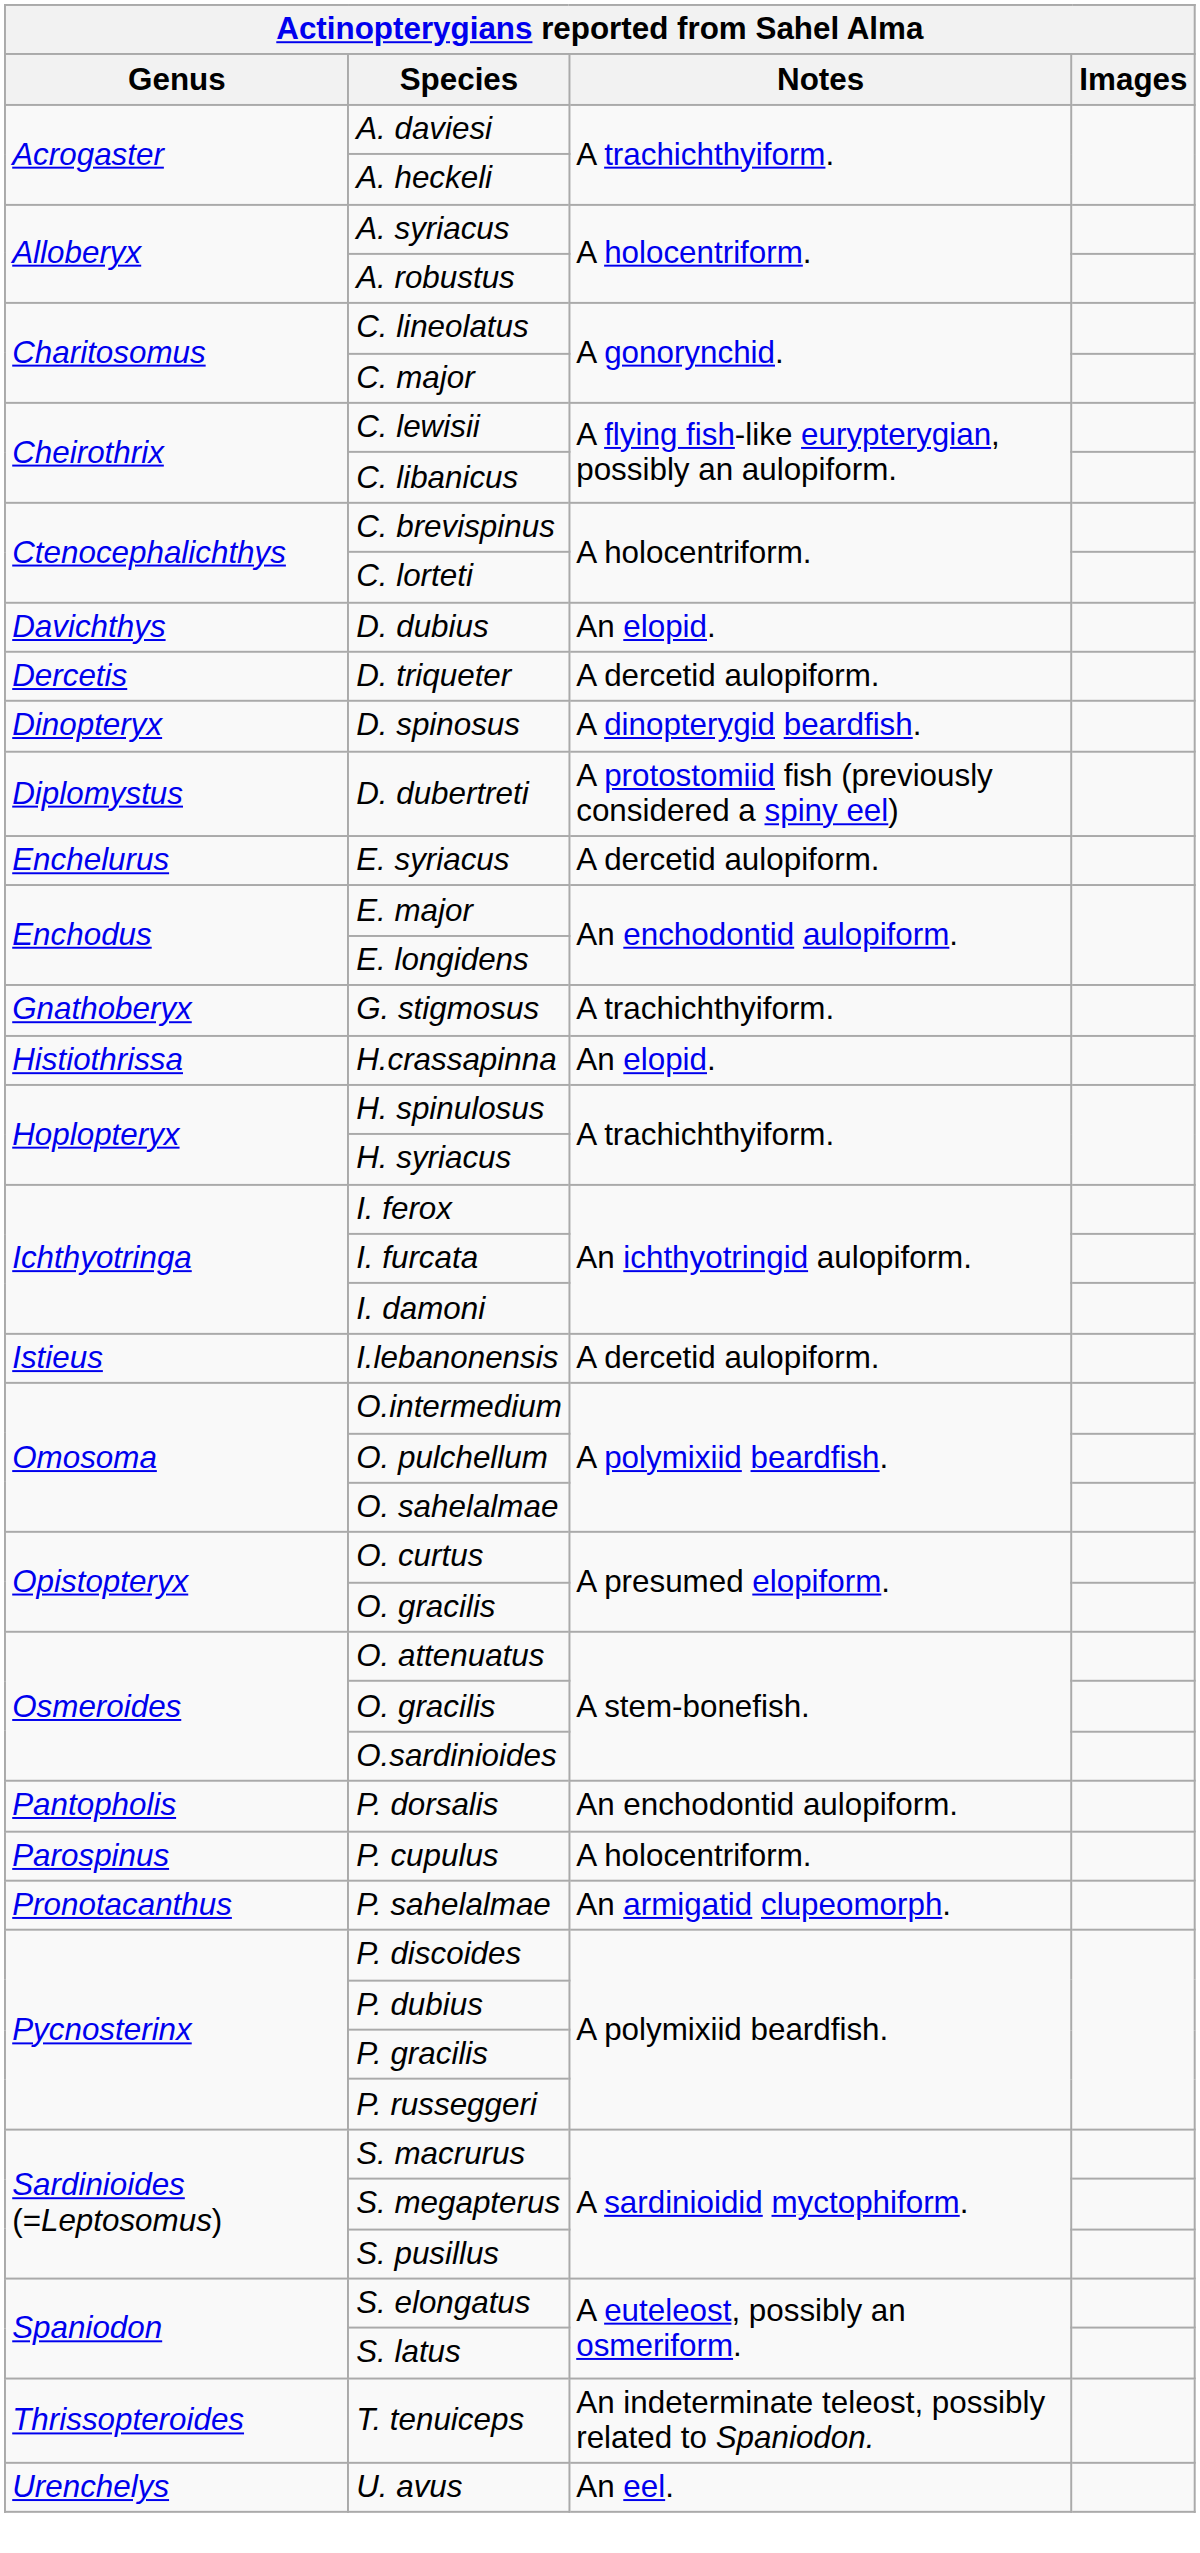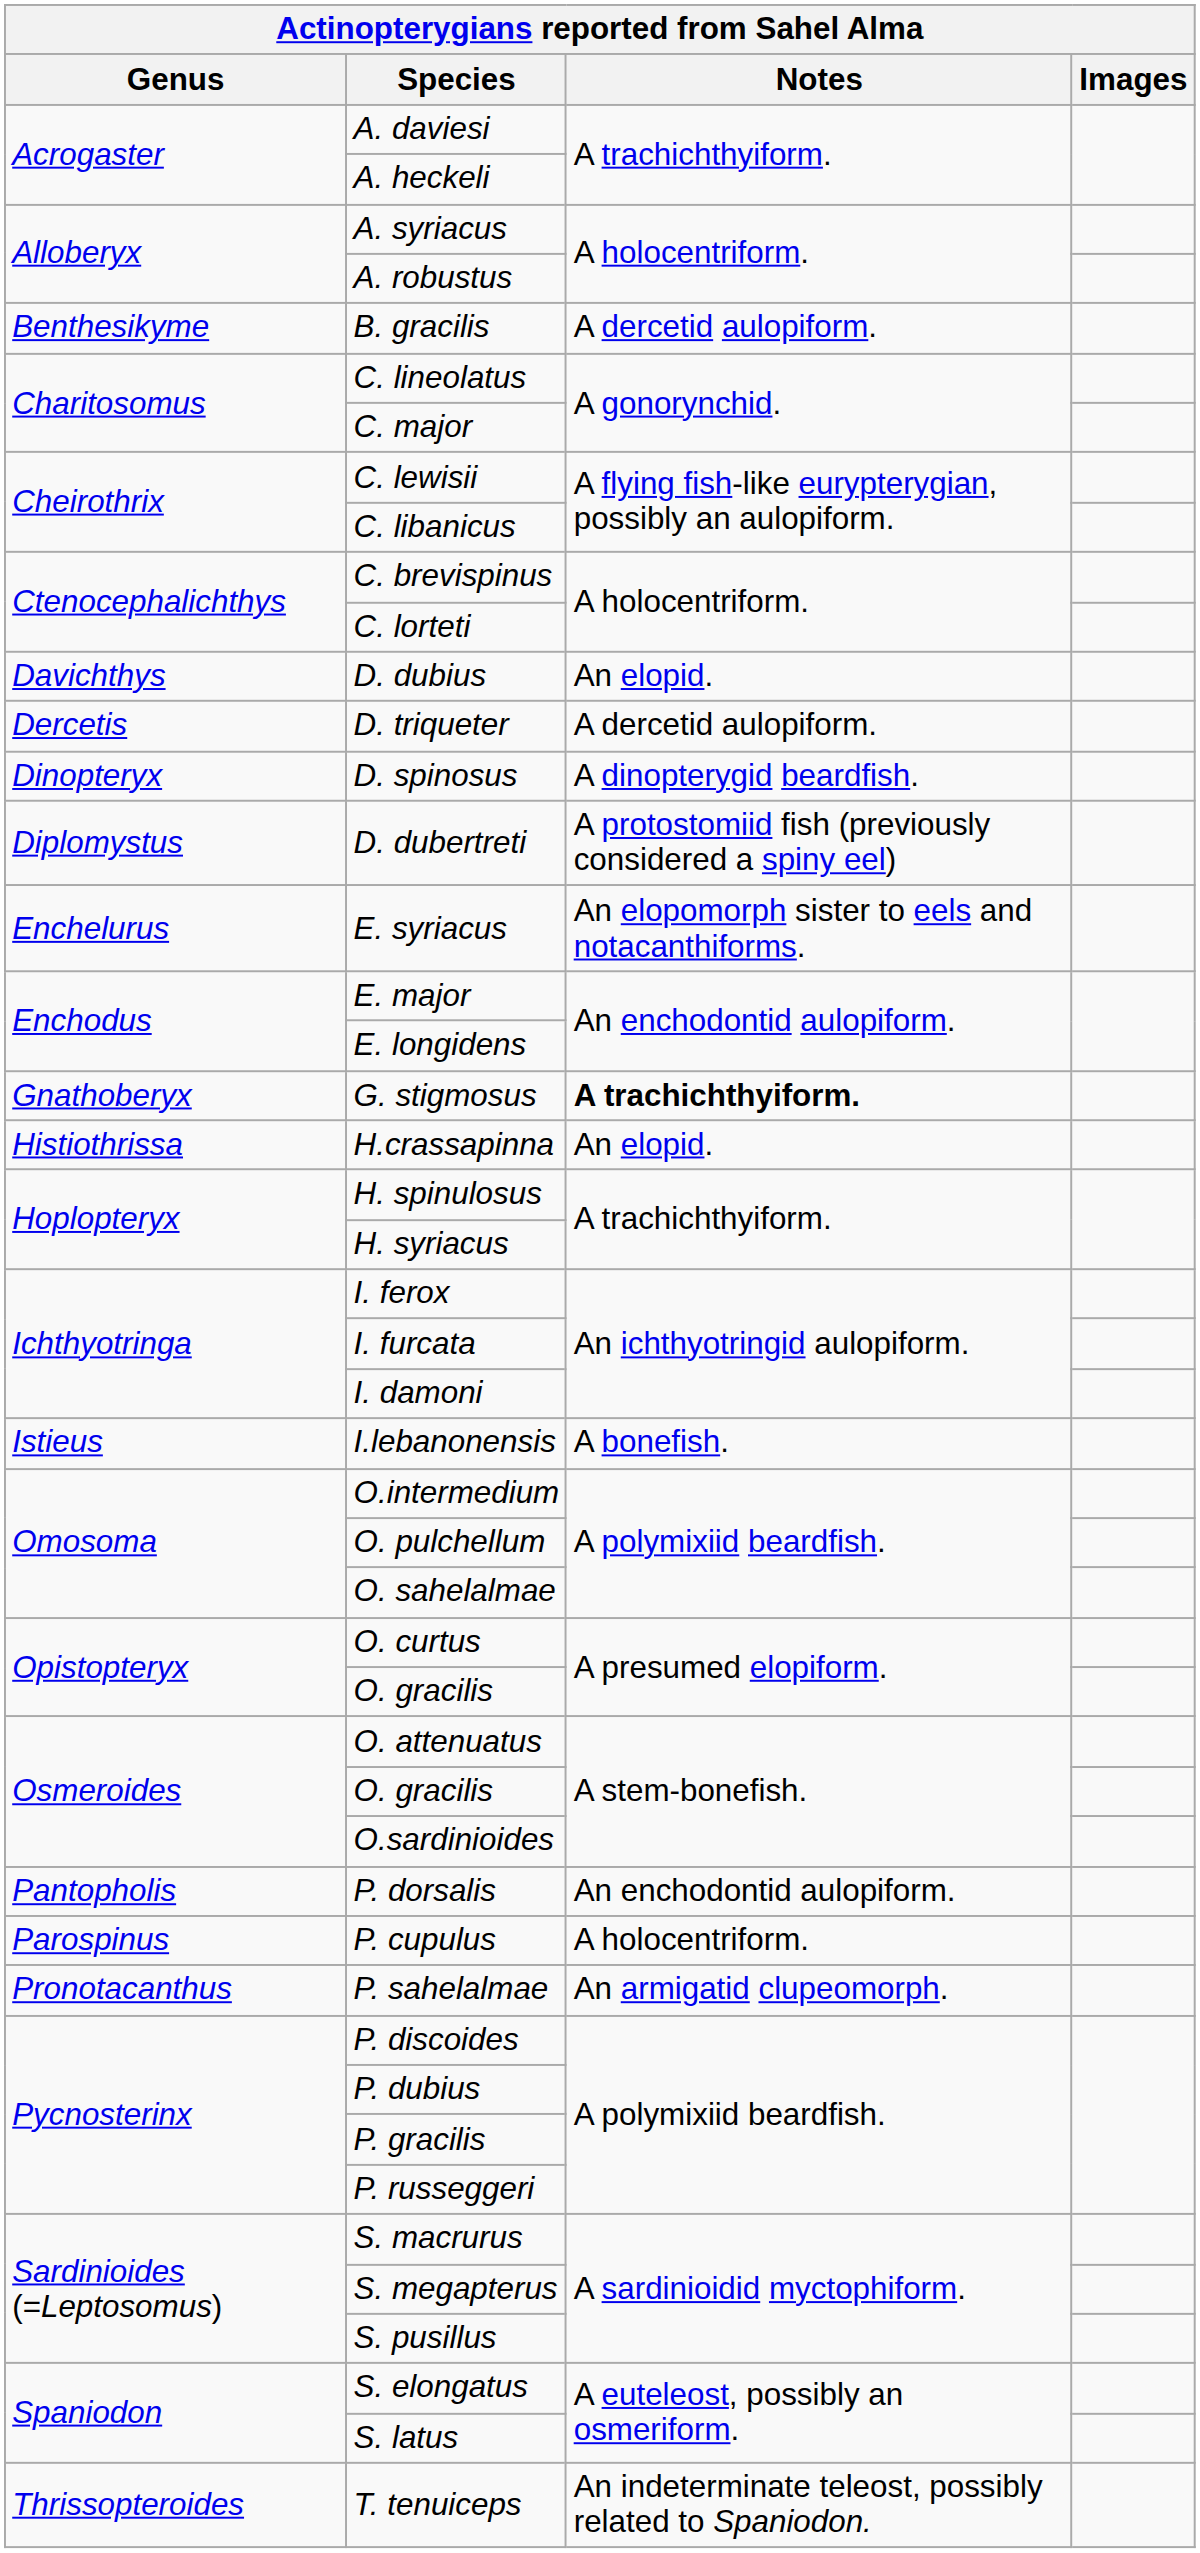+ row: (111, 327)
(728, 860) A dercetid aulopiform. -> (803, 927) An elopomorph sister to eels and notacanthiforms.
(705, 1009) normal -> (717, 1094) bold
(728, 1357) A dercetid aulopiform. -> (651, 1442) A bonefish.
- row: (91, 2487)
